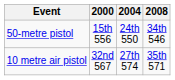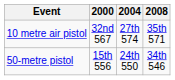rows swapped: (40, 34) <-> (47, 61)
